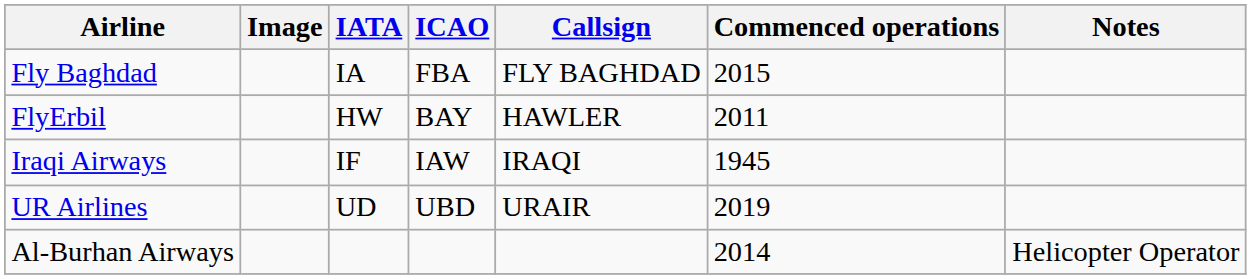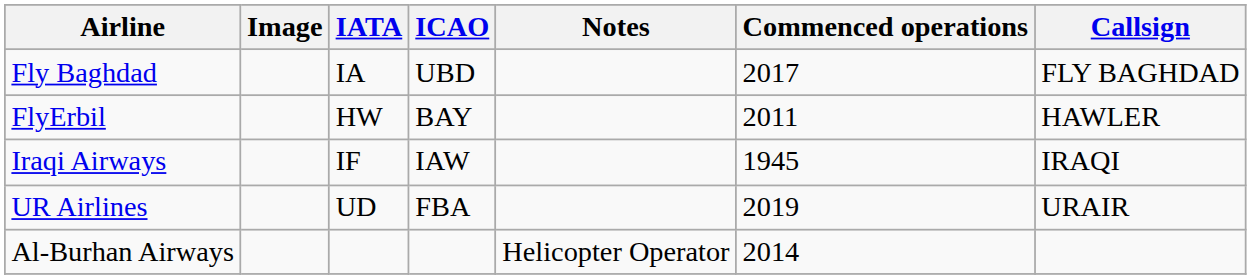columns swapped: (601, 26) <-> (1126, 26)
(443, 71) FBA -> (445, 71) UBD
(742, 71) 2015 -> (771, 71) 2017
(445, 206) UBD -> (443, 206) FBA
